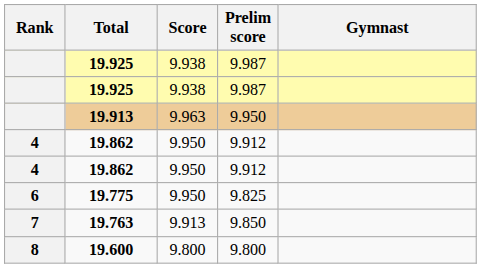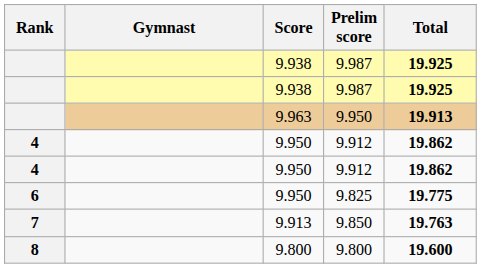columns swapped: (377, 27) <-> (111, 27)
